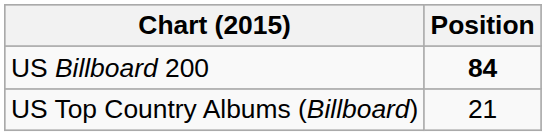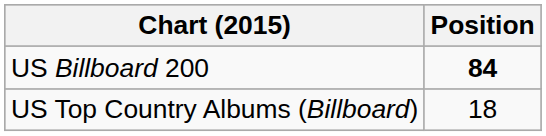(483, 109) 21 -> (483, 109) 18
